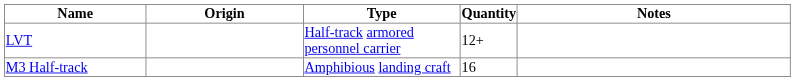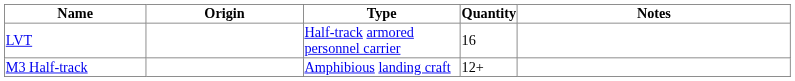(473, 40) 12+ -> (469, 40) 16
(469, 67) 16 -> (473, 67) 12+
